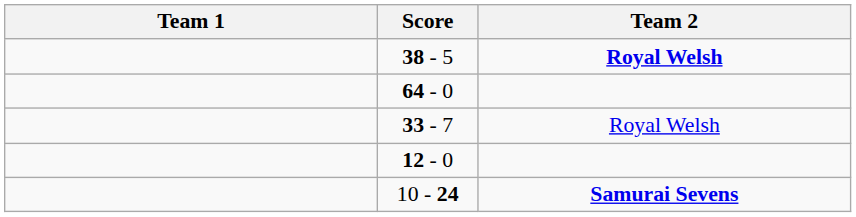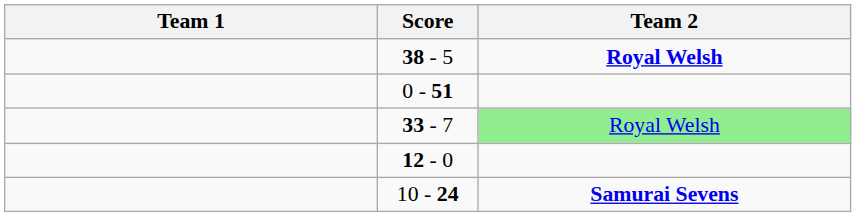- row: (428, 90)
+ row: (428, 90)
(664, 125) no background -> (664, 125) lightgreen background
